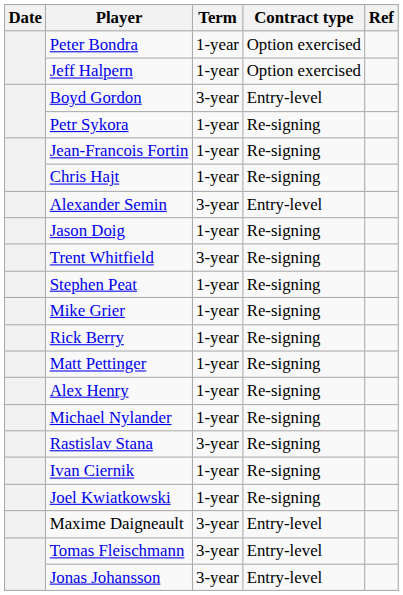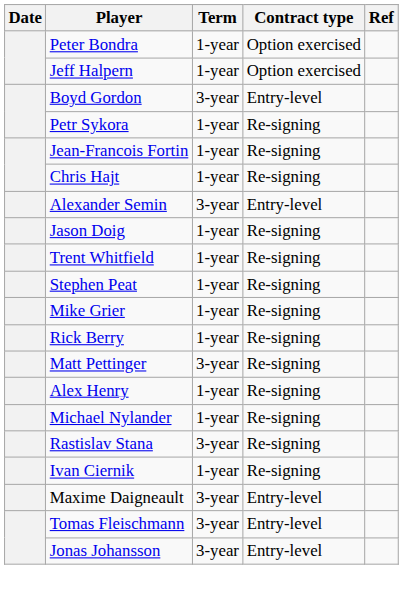(218, 257) 3-year -> (218, 257) 1-year
(218, 364) 1-year -> (218, 364) 3-year
- row: (110, 497)
